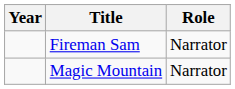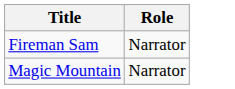- column: (25, 17)
